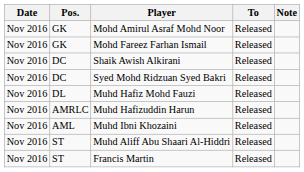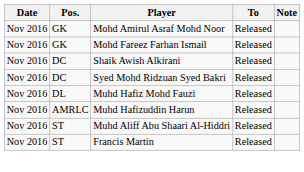- row: (135, 126)
